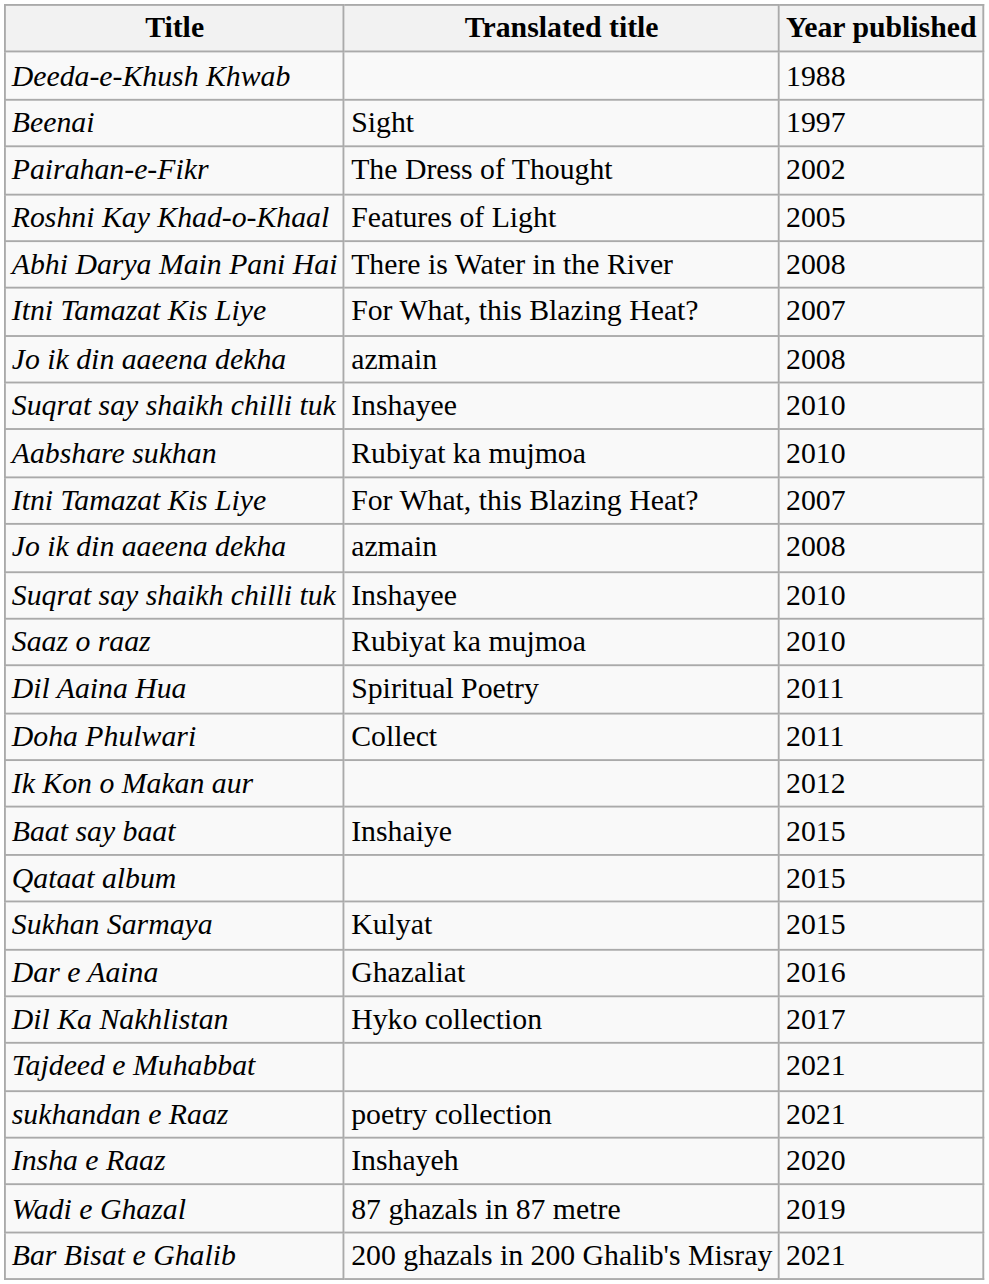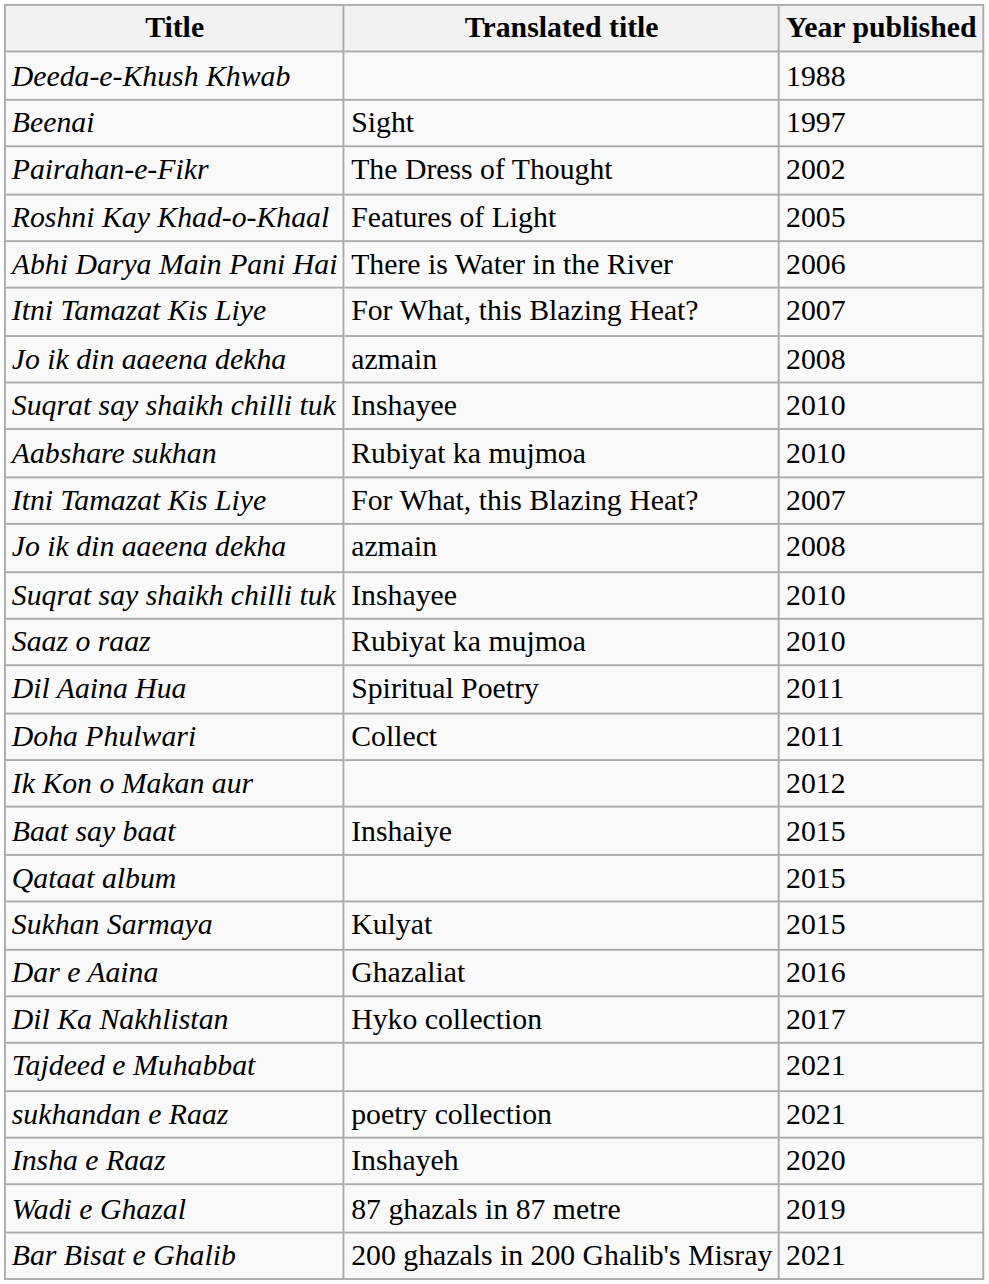(816, 264) 2008 -> (816, 264) 2006
